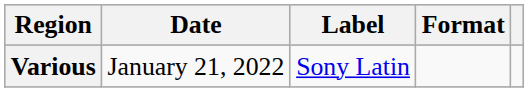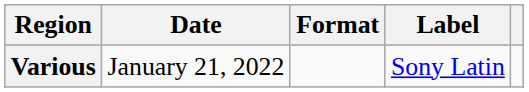columns swapped: (463, 24) <-> (353, 24)
